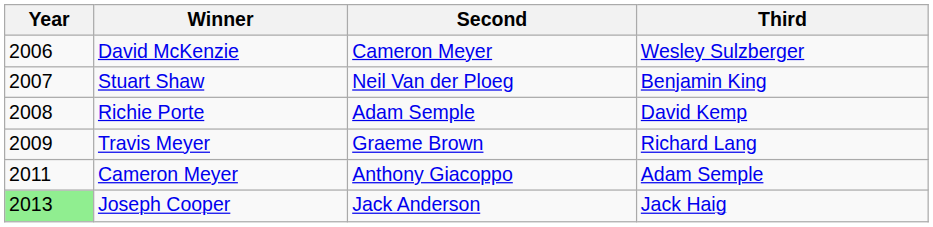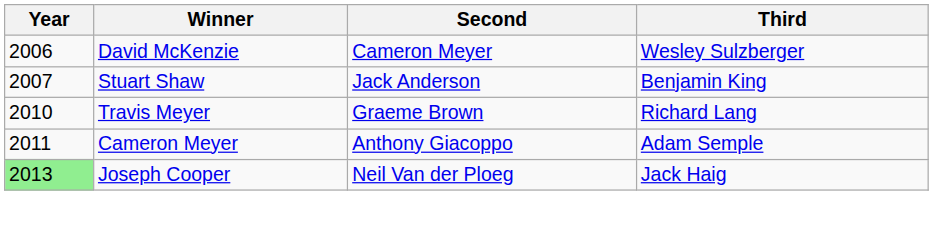(433, 81) Neil Van der Ploeg -> (416, 81) Jack Anderson
- row: (151, 112)
(31, 143) 2009 -> (31, 112) 2010
(416, 205) Jack Anderson -> (433, 174) Neil Van der Ploeg
